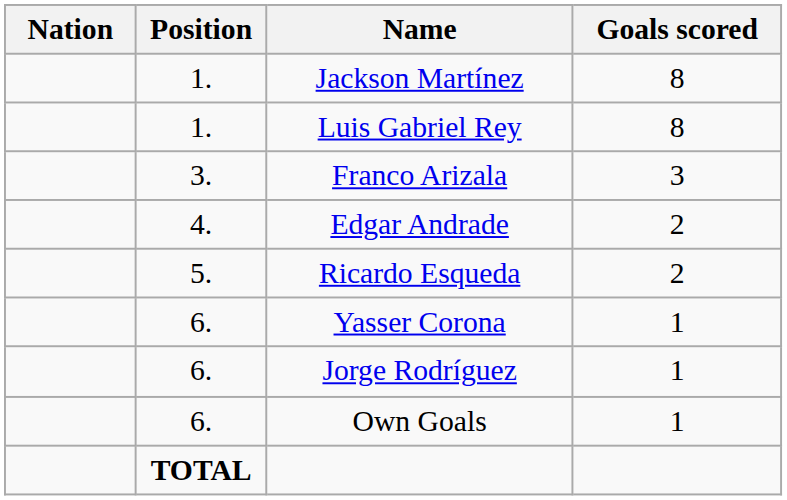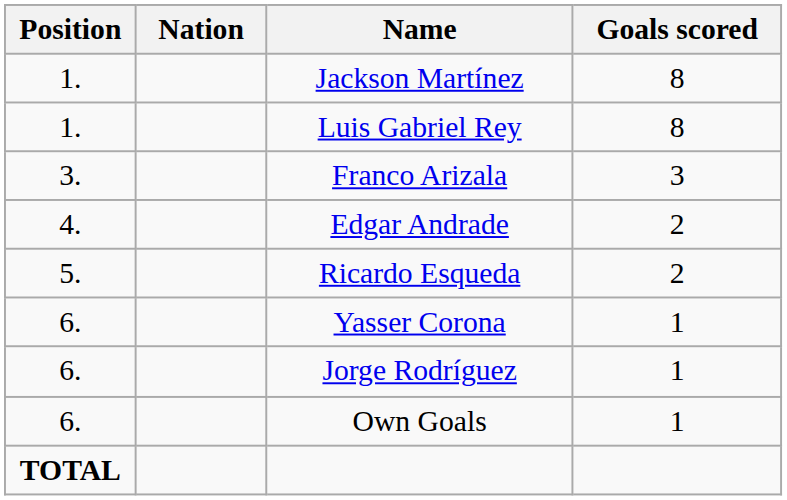columns swapped: (201, 29) <-> (70, 29)
